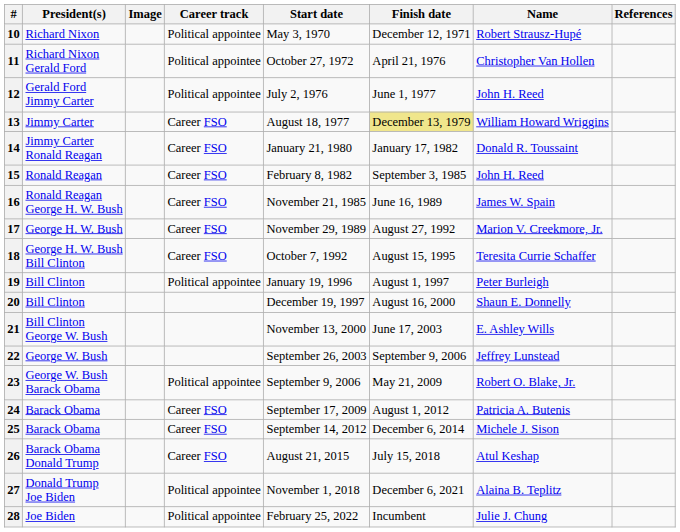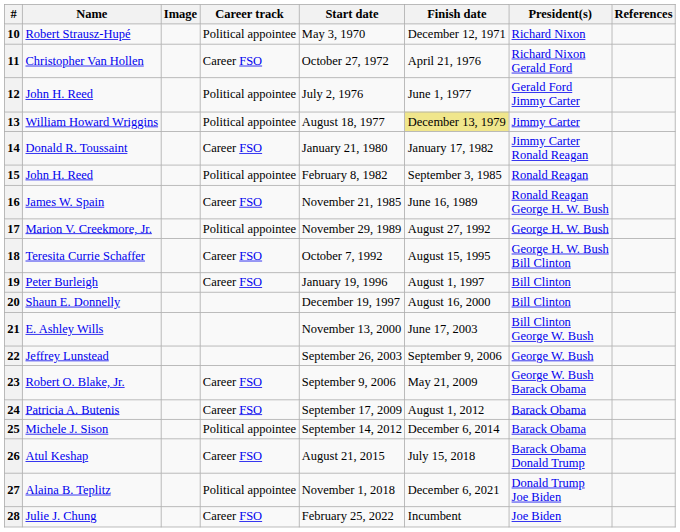columns swapped: (542, 14) <-> (74, 14)
(214, 61) Political appointee -> (232, 61) Career FSO
(197, 121) Career FSO -> (249, 121) Political appointee
(197, 175) Career FSO -> (249, 175) Political appointee
(197, 228) Career FSO -> (249, 228) Political appointee
(214, 282) Political appointee -> (232, 282) Career FSO
(214, 382) Political appointee -> (232, 382) Career FSO
(197, 429) Career FSO -> (249, 429) Political appointee
(214, 516) Political appointee -> (232, 516) Career FSO
